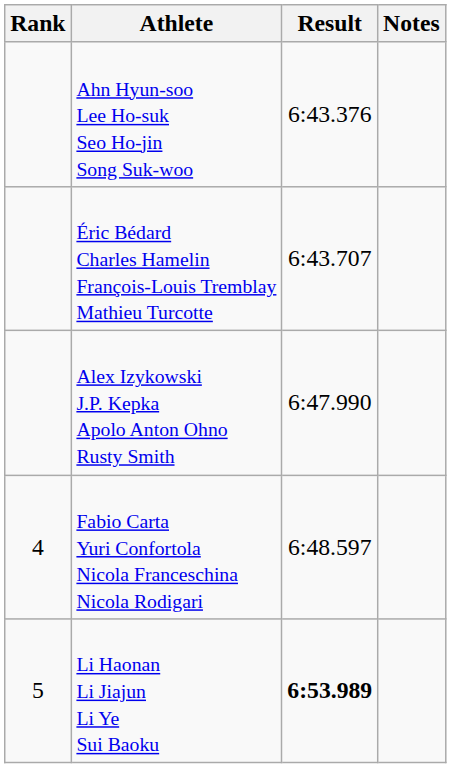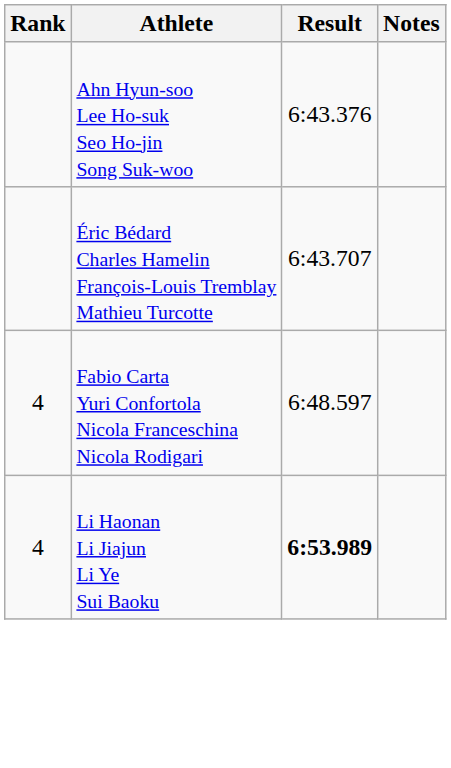- row: (152, 417)
(38, 690) 5 -> (38, 546) 4
